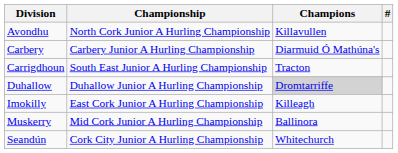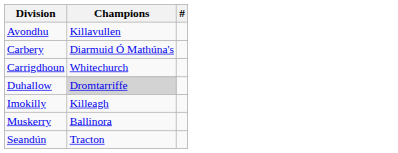- column: (170, 13)
(293, 67) Tracton -> (99, 67) Whitechurch
(305, 139) Whitechurch -> (87, 139) Tracton
